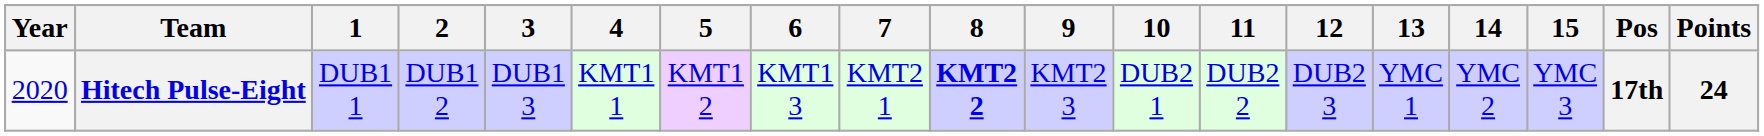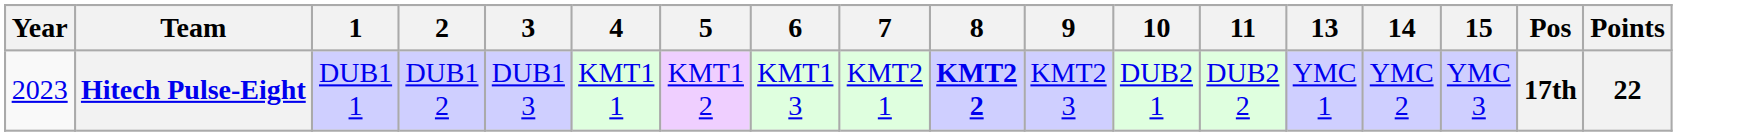- column: (1329, 27)
(40, 89) 2020 -> (40, 89) 2023
(1714, 89) 24 -> (1627, 89) 22
